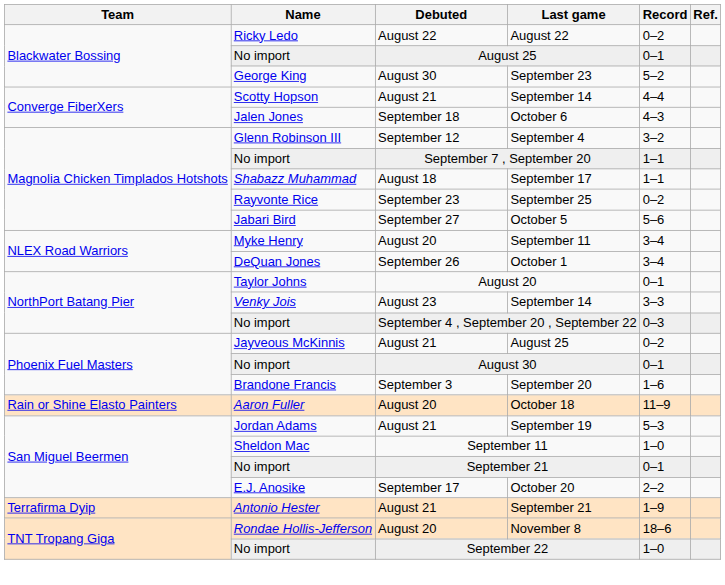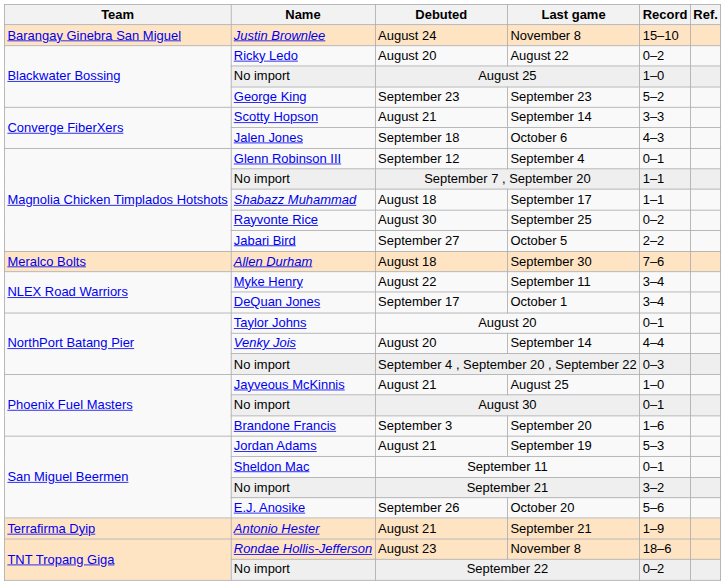+ row: (280, 35)
(407, 35) August 22 -> (407, 55) August 20
(653, 55) 0–1 -> (653, 76) 1–0
(407, 76) August 30 -> (419, 96) September 23
(653, 96) 4–4 -> (653, 117) 3–3
(653, 138) 3–2 -> (653, 158) 0–1
(419, 199) September 23 -> (407, 220) August 30
(653, 220) 5–6 -> (653, 240) 2–2
+ row: (273, 261)
(407, 240) August 20 -> (407, 281) August 22
(419, 261) September 26 -> (419, 302) September 17
(407, 302) August 23 -> (407, 343) August 20
(653, 302) 3–3 -> (653, 343) 4–4
(653, 343) 0–2 -> (653, 384) 1–0
- row: (269, 405)
(653, 446) 1–0 -> (653, 466) 0–1
(653, 466) 0–1 -> (653, 487) 3–2
(419, 487) September 17 -> (419, 508) September 26
(653, 487) 2–2 -> (653, 508) 5–6
(407, 528) August 20 -> (407, 549) August 23
(653, 549) 1–0 -> (653, 569) 0–2
